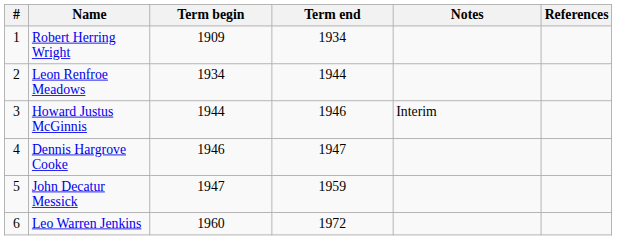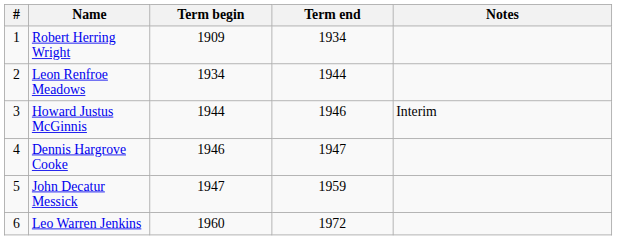- column: (577, 15)
